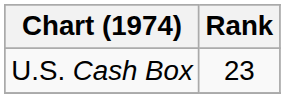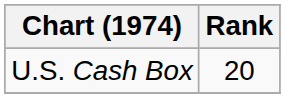(239, 70) 23 -> (239, 70) 20
